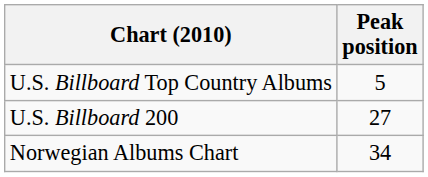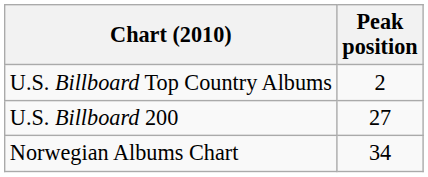(380, 82) 5 -> (380, 82) 2
